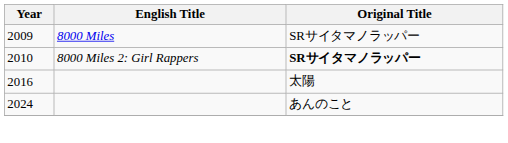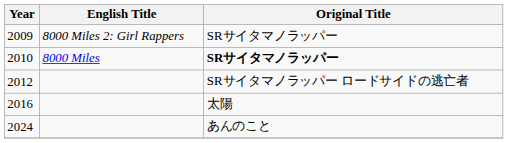(86, 36) 8000 Miles -> (113, 36) 8000 Miles 2: Girl Rappers
(128, 58) 8000 Miles 2: Girl Rappers -> (71, 58) 8000 Miles
+ row: (20, 81)
